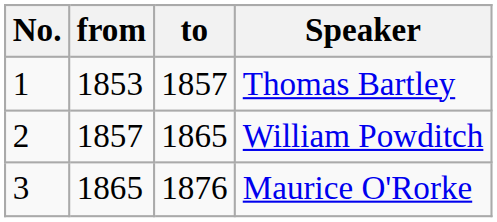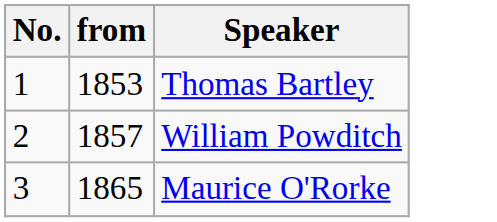- column: (194, 30)
